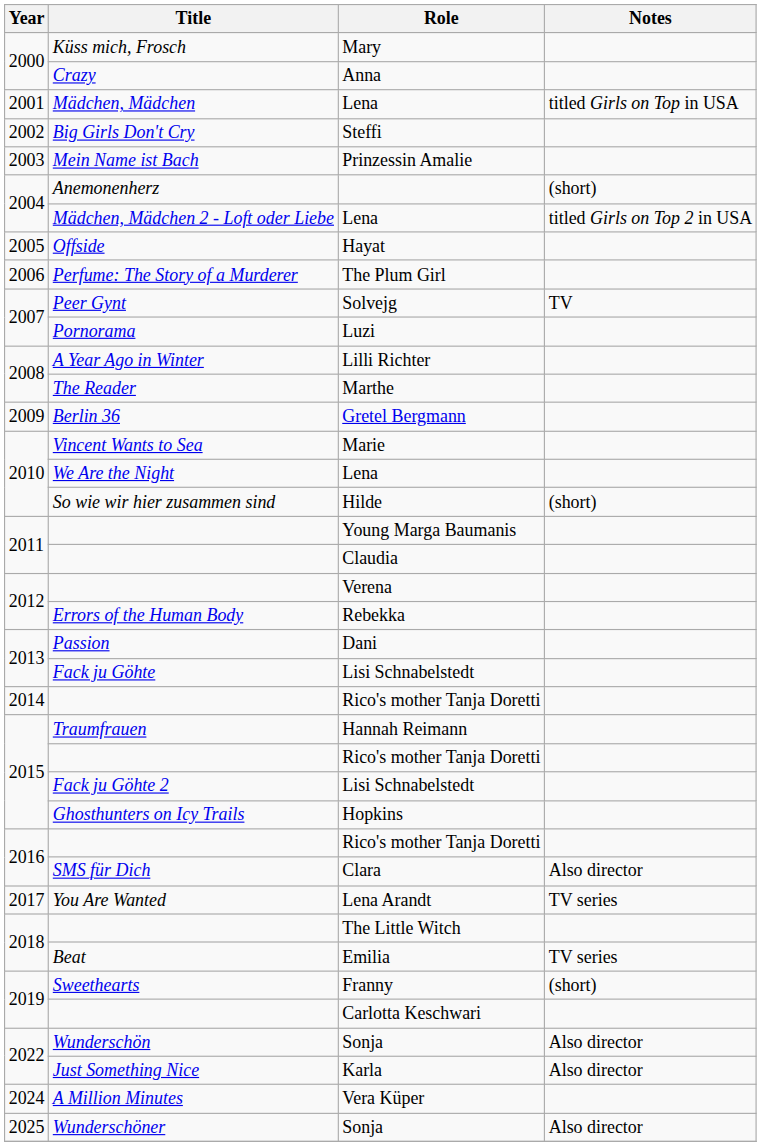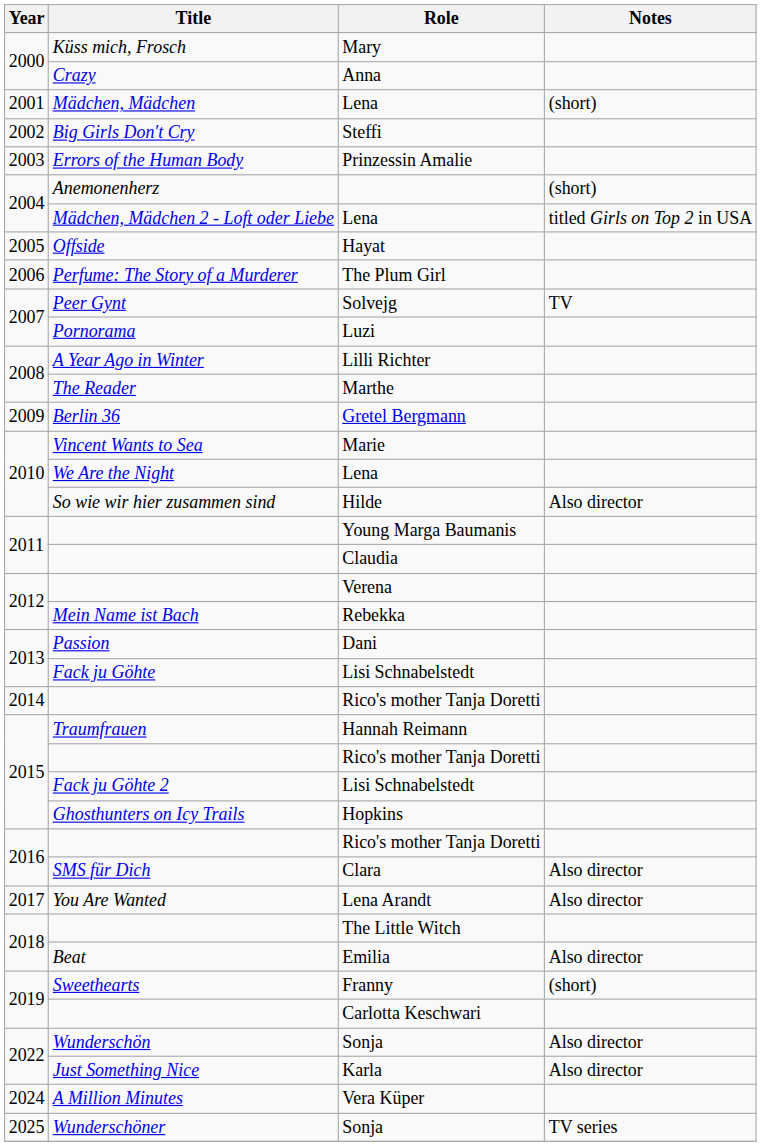(644, 103) titled Girls on Top in USA -> (573, 103) (short)
(126, 160) Mein Name ist Bach -> (148, 160) Errors of the Human Body
(573, 501) (short) -> (596, 501) Also director
(148, 615) Errors of the Human Body -> (126, 615) Mein Name ist Bach
(583, 899) TV series -> (596, 899) Also director
(583, 956) TV series -> (596, 956) Also director
(596, 1127) Also director -> (583, 1127) TV series
